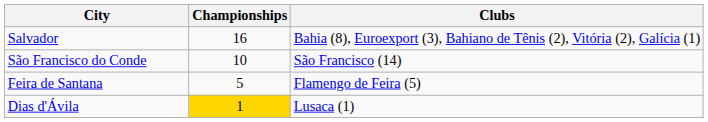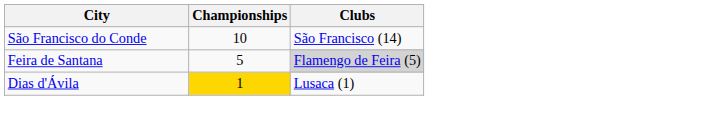- row: (33, 38)
(357, 83) no background -> (357, 60) lightgrey background
